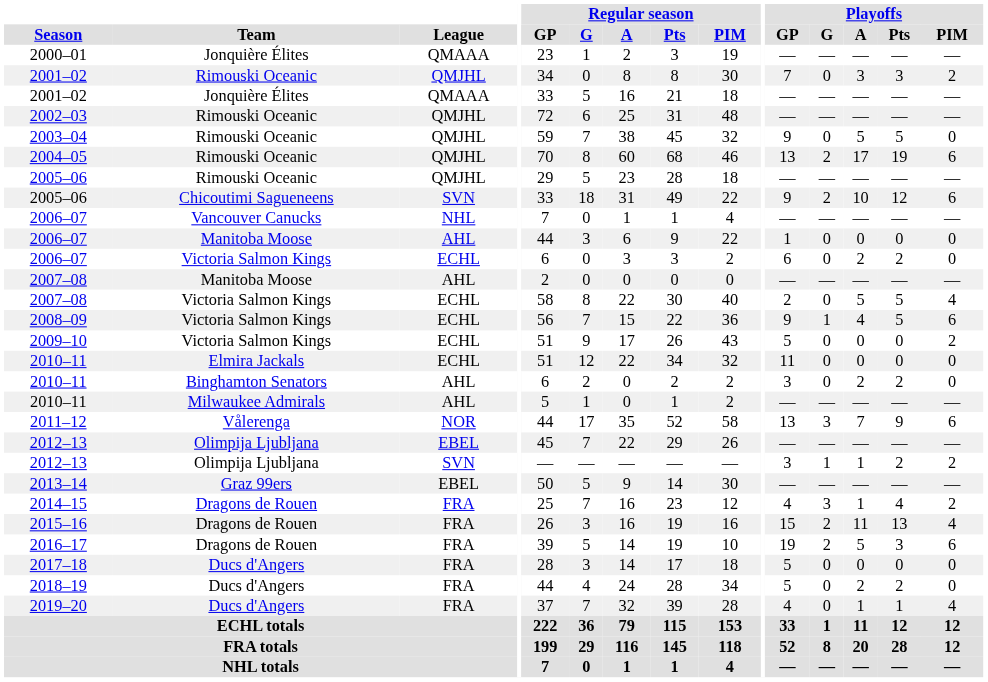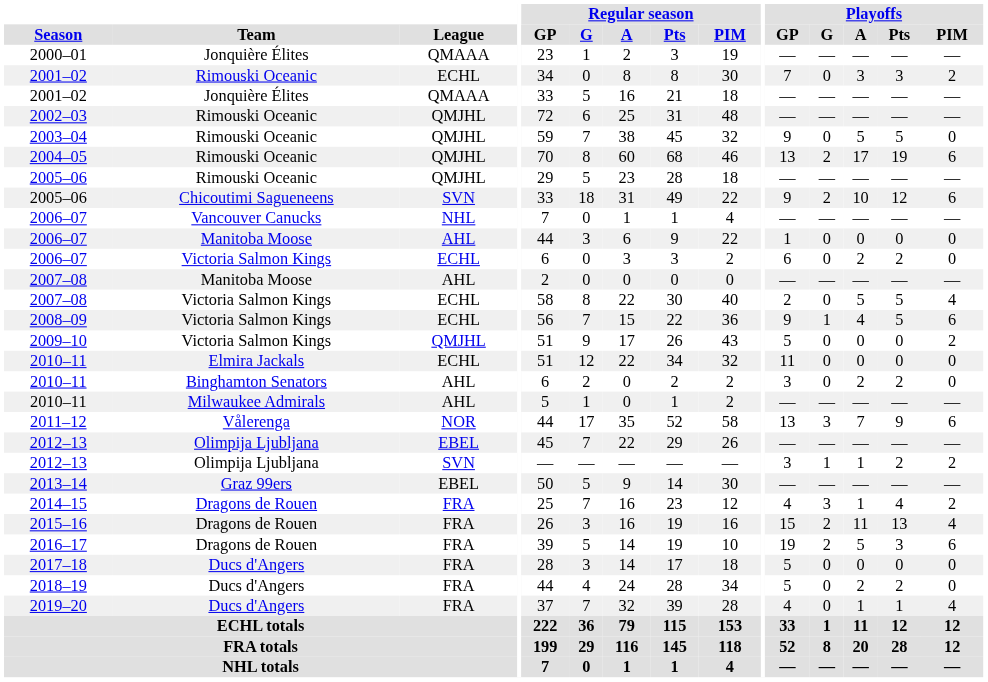(459, 75) QMJHL -> (459, 75) ECHL
(459, 340) ECHL -> (459, 340) QMJHL
